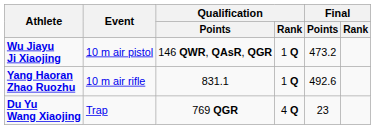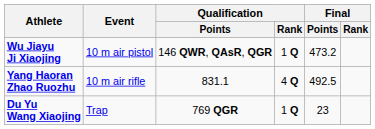(290, 82) 1 Q -> (290, 82) 4 Q
(323, 82) 492.6 -> (323, 82) 492.5
(290, 111) 4 Q -> (290, 111) 1 Q
